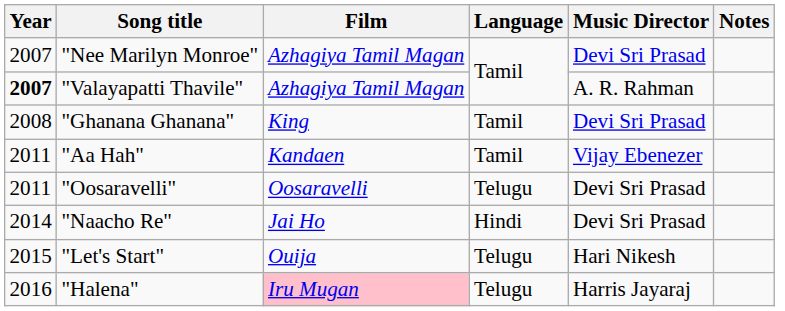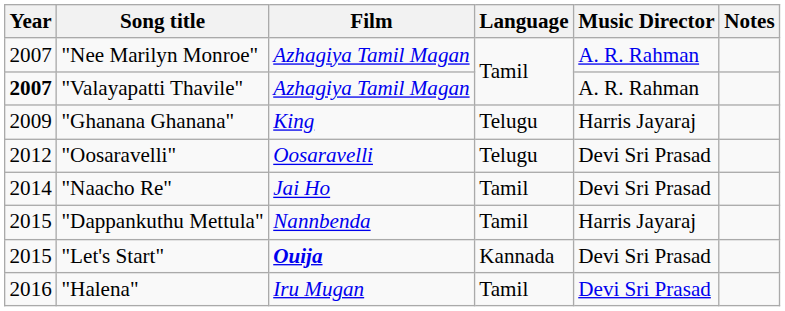(639, 54) Devi Sri Prasad -> (639, 54) A. R. Rahman
(31, 121) 2008 -> (31, 121) 2009
(499, 121) Tamil -> (508, 121) Telugu
(639, 121) Devi Sri Prasad -> (637, 121) Harris Jayaraj
- row: (103, 155)
(30, 188) 2011 -> (31, 155) 2012
(498, 222) Hindi -> (504, 188) Tamil
+ row: (163, 222)
(292, 255) normal -> (298, 255) bold
(503, 255) Telugu -> (517, 255) Kannada
(624, 255) Hari Nikesh -> (645, 255) Devi Sri Prasad
(313, 289) pink background -> (319, 289) no background
(503, 289) Telugu -> (504, 289) Tamil
(632, 289) Harris Jayaraj -> (645, 289) Devi Sri Prasad
